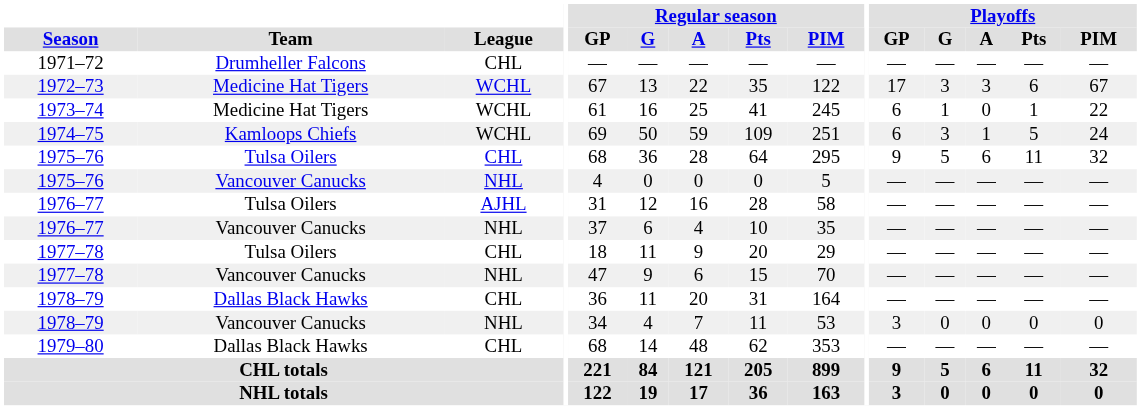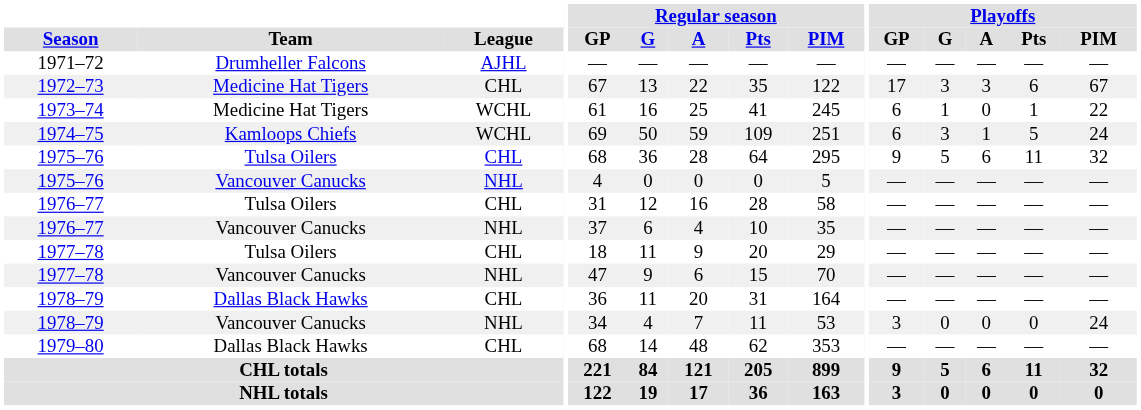(503, 62) CHL -> (503, 62) AJHL
(503, 86) WCHL -> (503, 86) CHL
(503, 204) AJHL -> (503, 204) CHL
(1099, 322) 0 -> (1099, 322) 24
